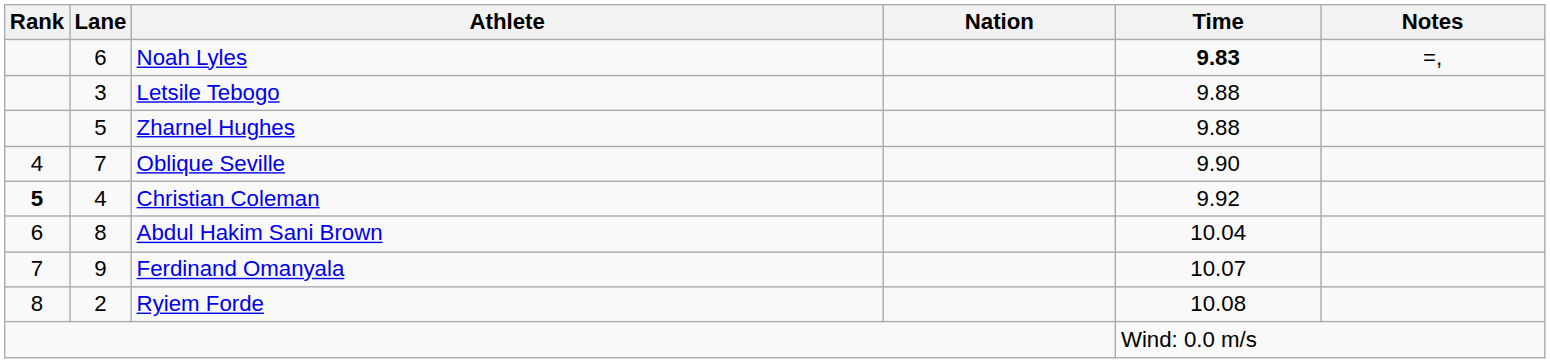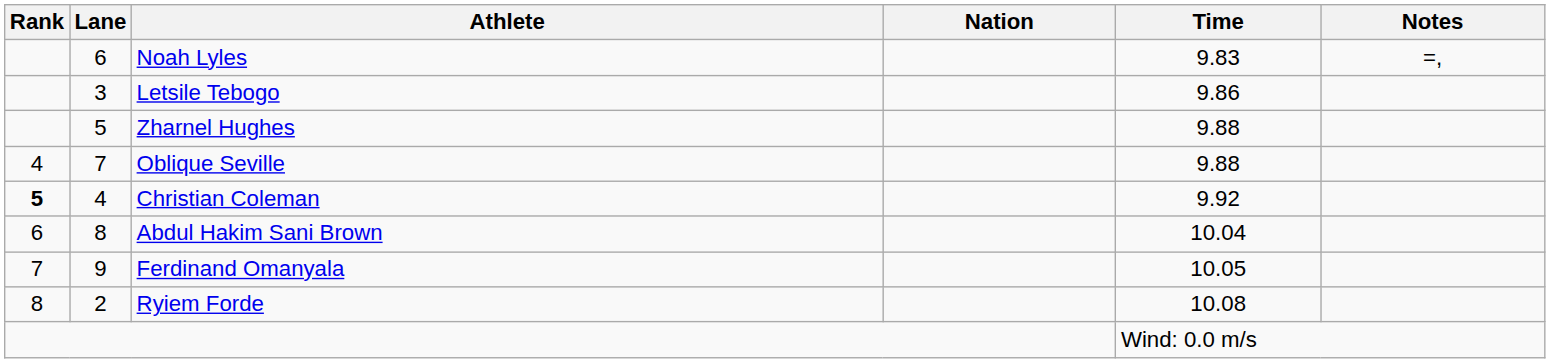(1218, 57) bold -> (1218, 57) normal
(1218, 92) 9.88 -> (1218, 92) 9.86
(1218, 163) 9.90 -> (1218, 163) 9.88
(1218, 269) 10.07 -> (1218, 269) 10.05
